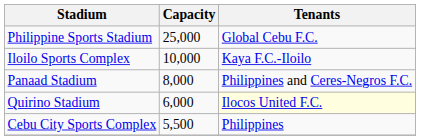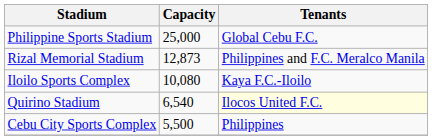+ row: (76, 59)
(182, 59) 10,000 -> (182, 80) 10,080
- row: (52, 80)
(178, 102) 6,000 -> (178, 102) 6,540
